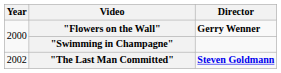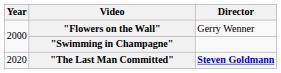(229, 28) bold -> (226, 28) normal
(17, 60) 2002 -> (17, 60) 2020
